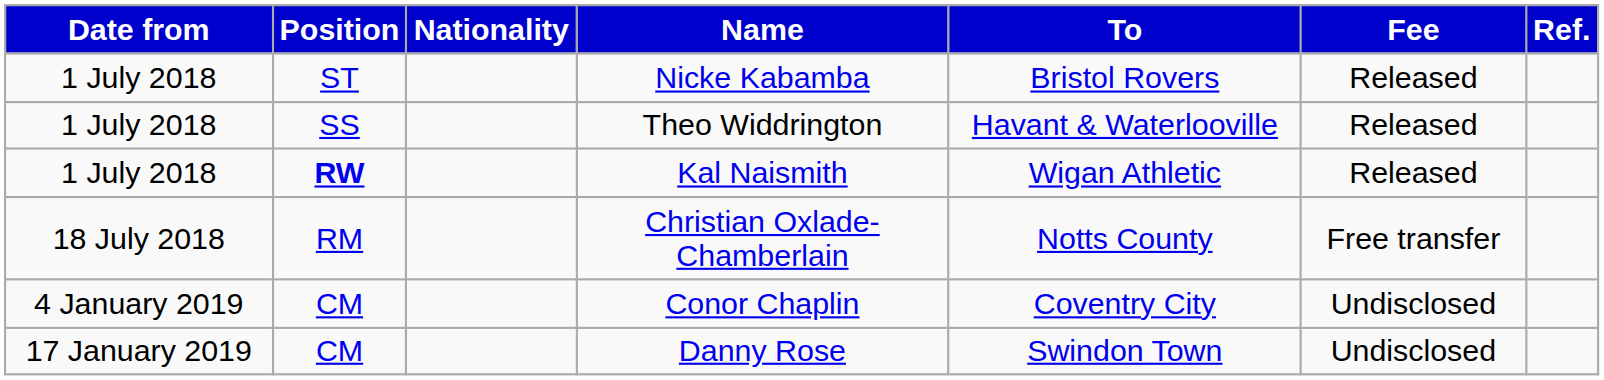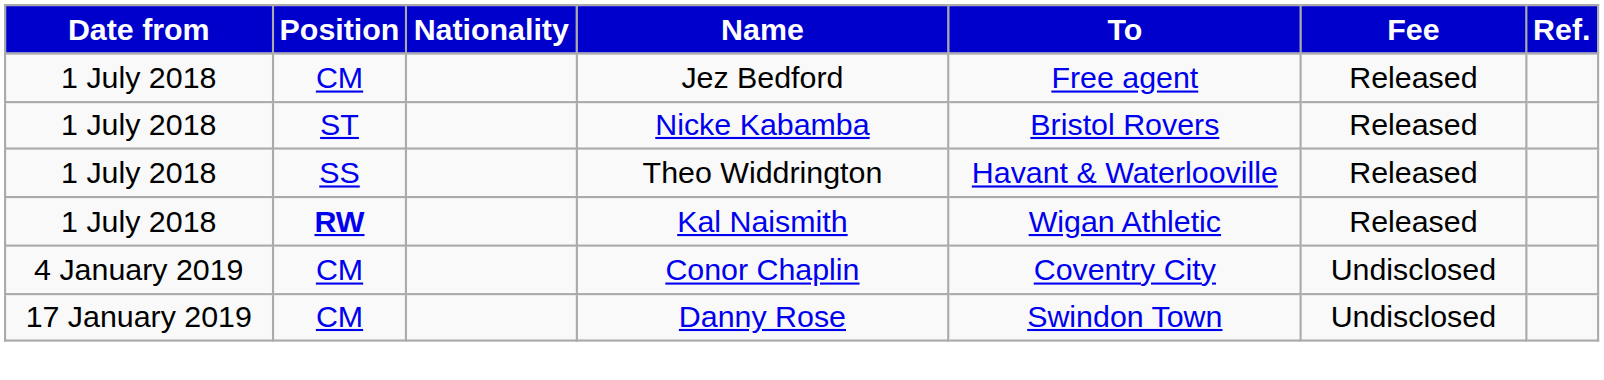+ row: (762, 77)
- row: (762, 238)
